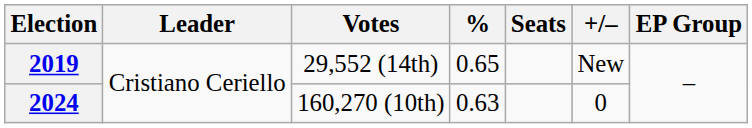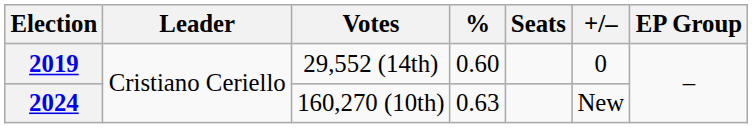(478, 63) 0.65 -> (478, 63) 0.60
(601, 63) New -> (601, 63) 0
(601, 102) 0 -> (601, 102) New
